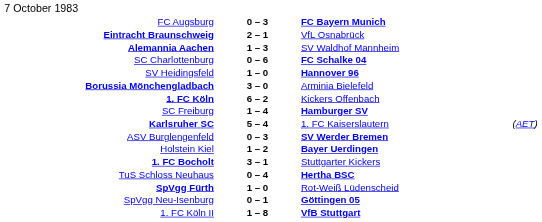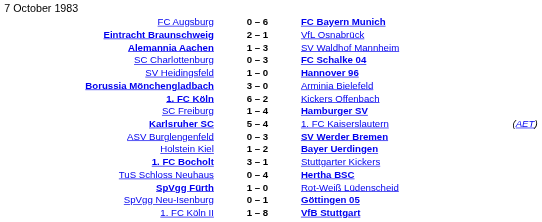(257, 22) 0 – 3 -> (257, 22) 0 – 6
(257, 60) 0 – 6 -> (257, 60) 0 – 3
